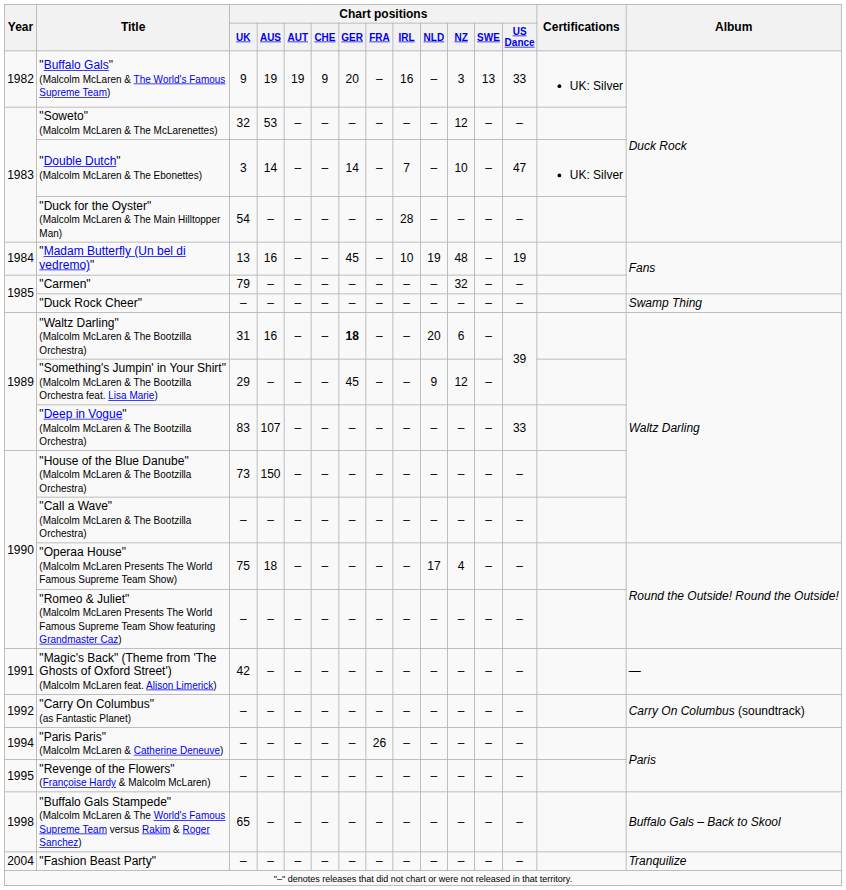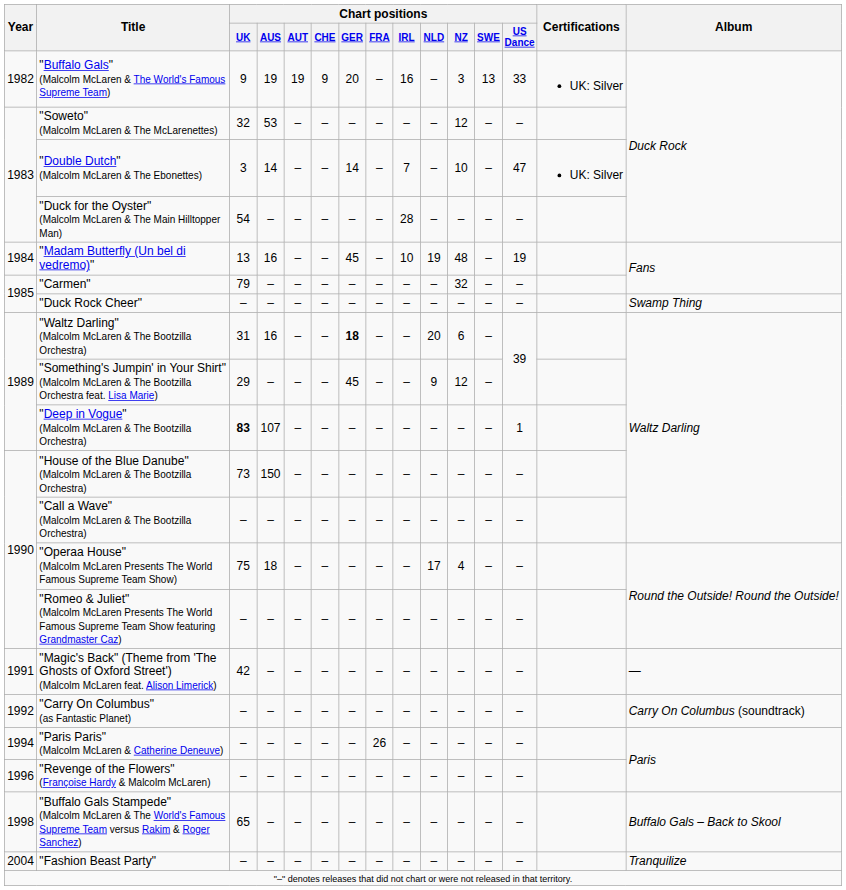(243, 428) normal -> (243, 428) bold
(520, 428) 33 -> (520, 428) 1
(20, 776) 1995 -> (20, 776) 1996
